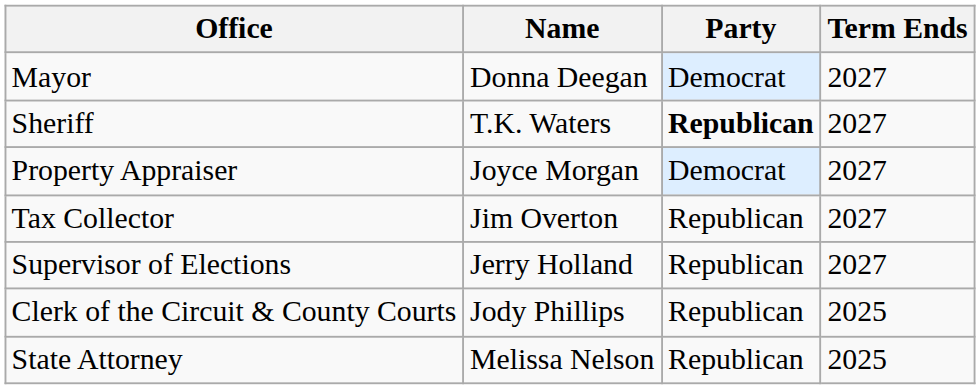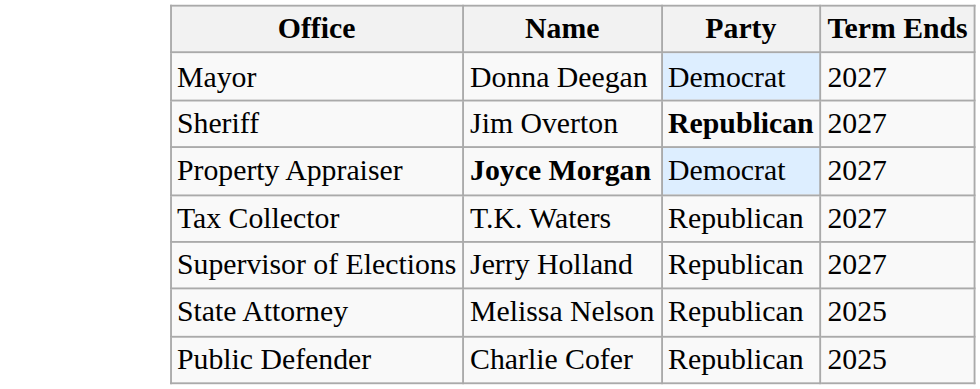(541, 123) T.K. Waters -> (544, 123) Jim Overton
(554, 170) normal -> (561, 170) bold
(544, 217) Jim Overton -> (541, 217) T.K. Waters
- row: (234, 312)
+ row: (274, 359)
